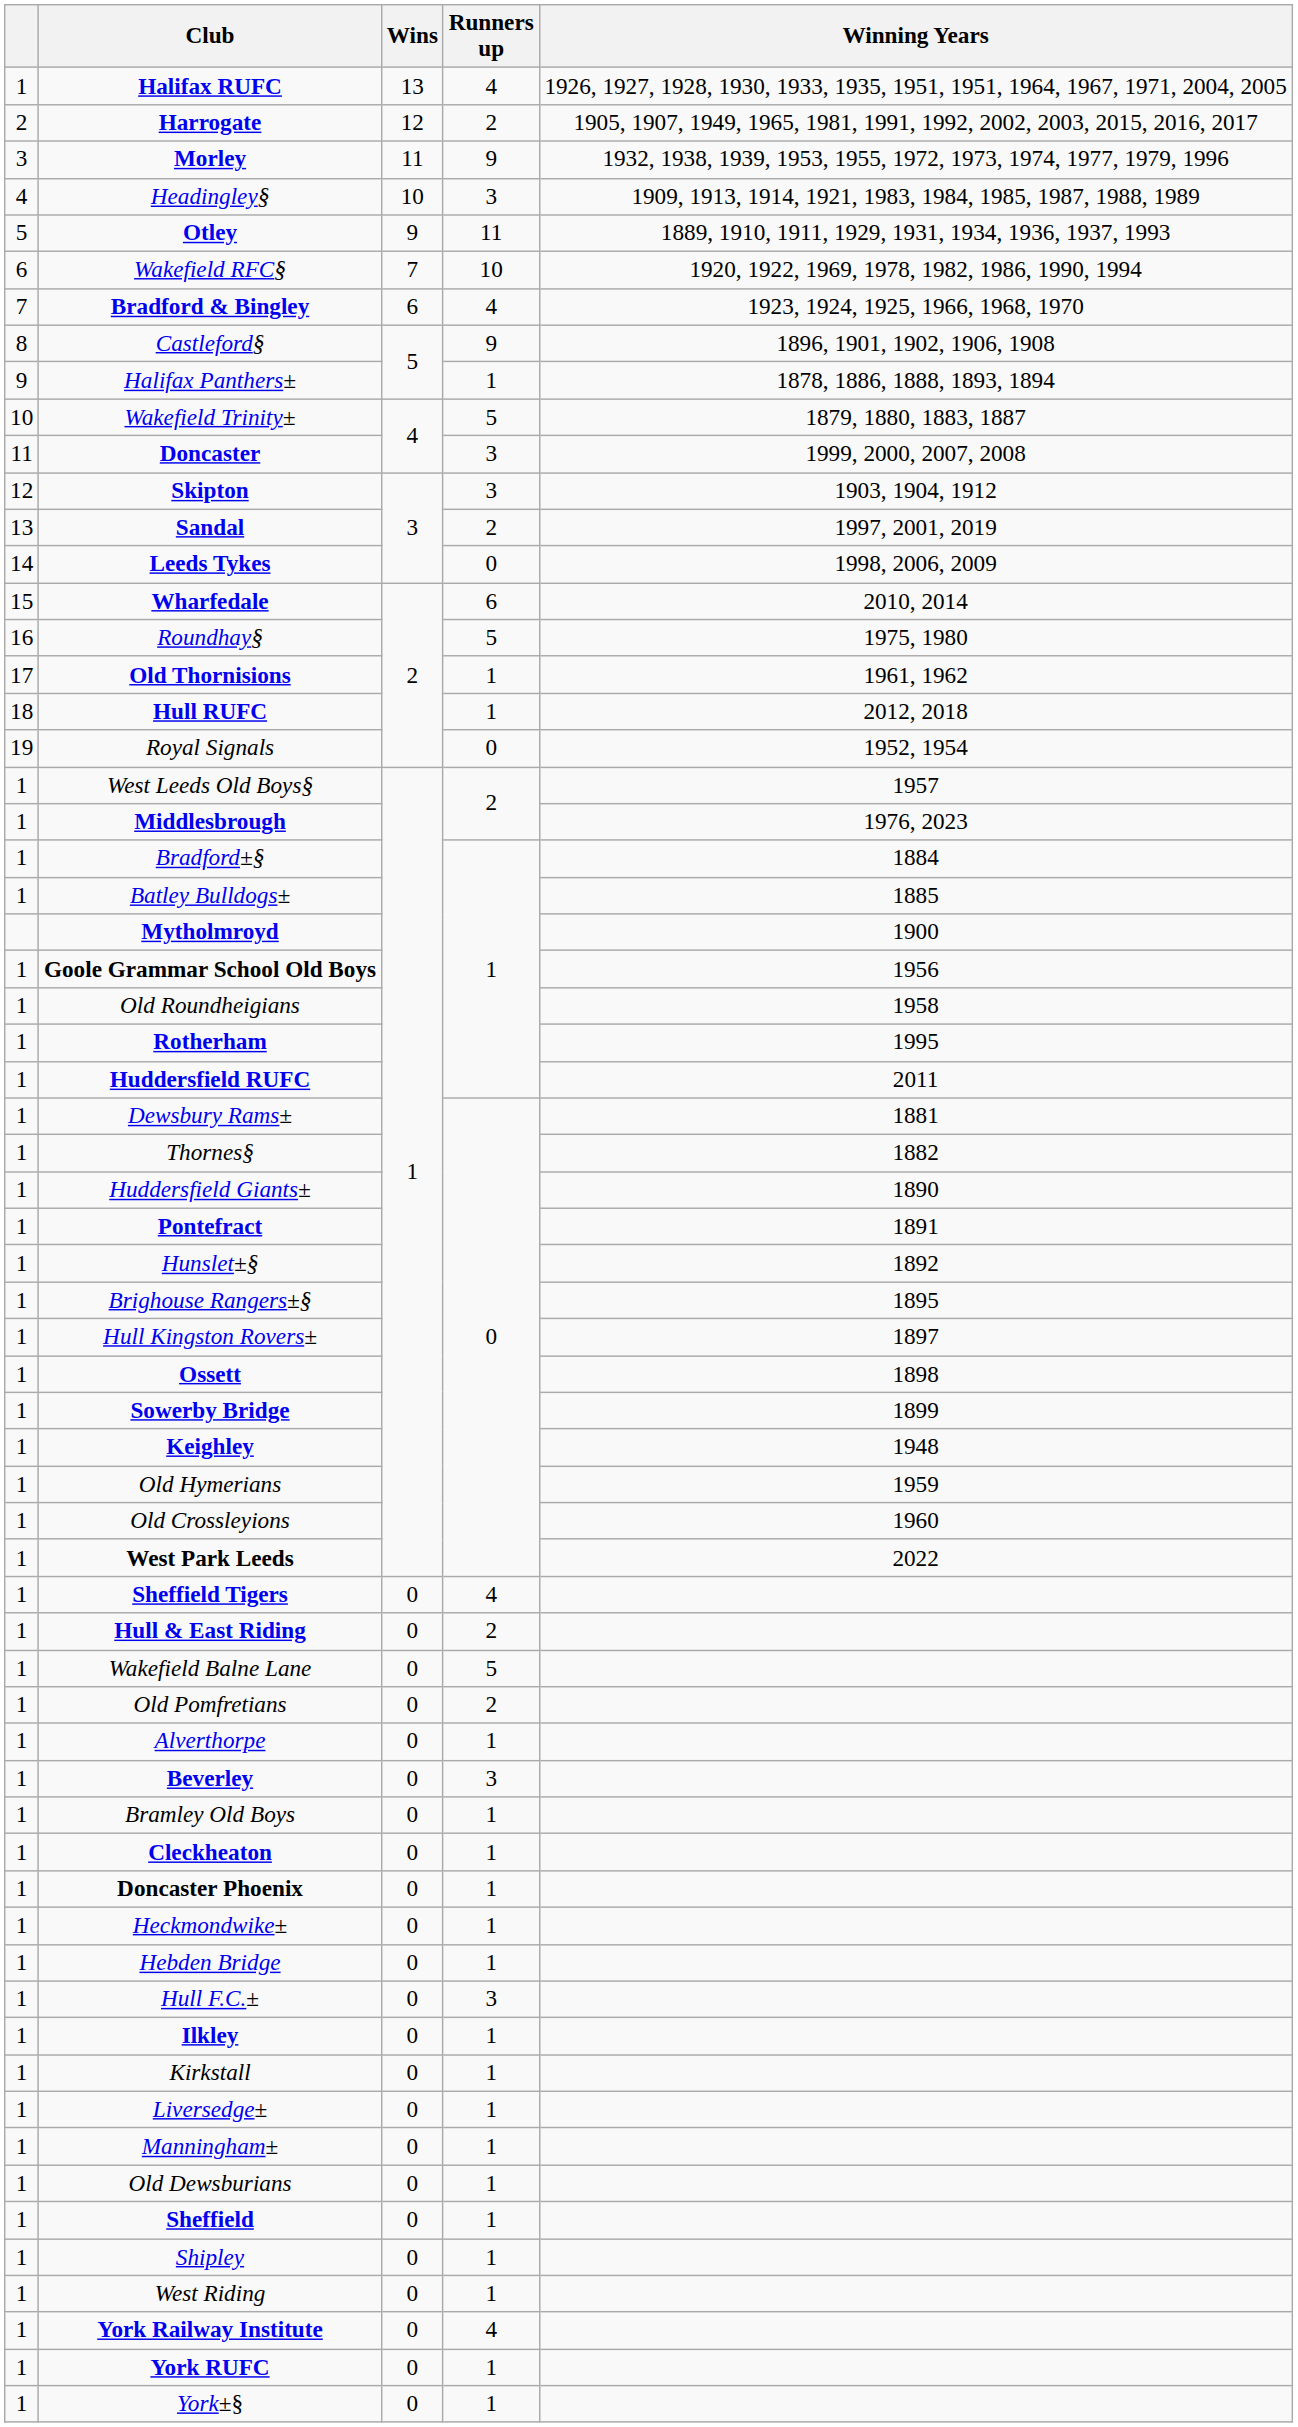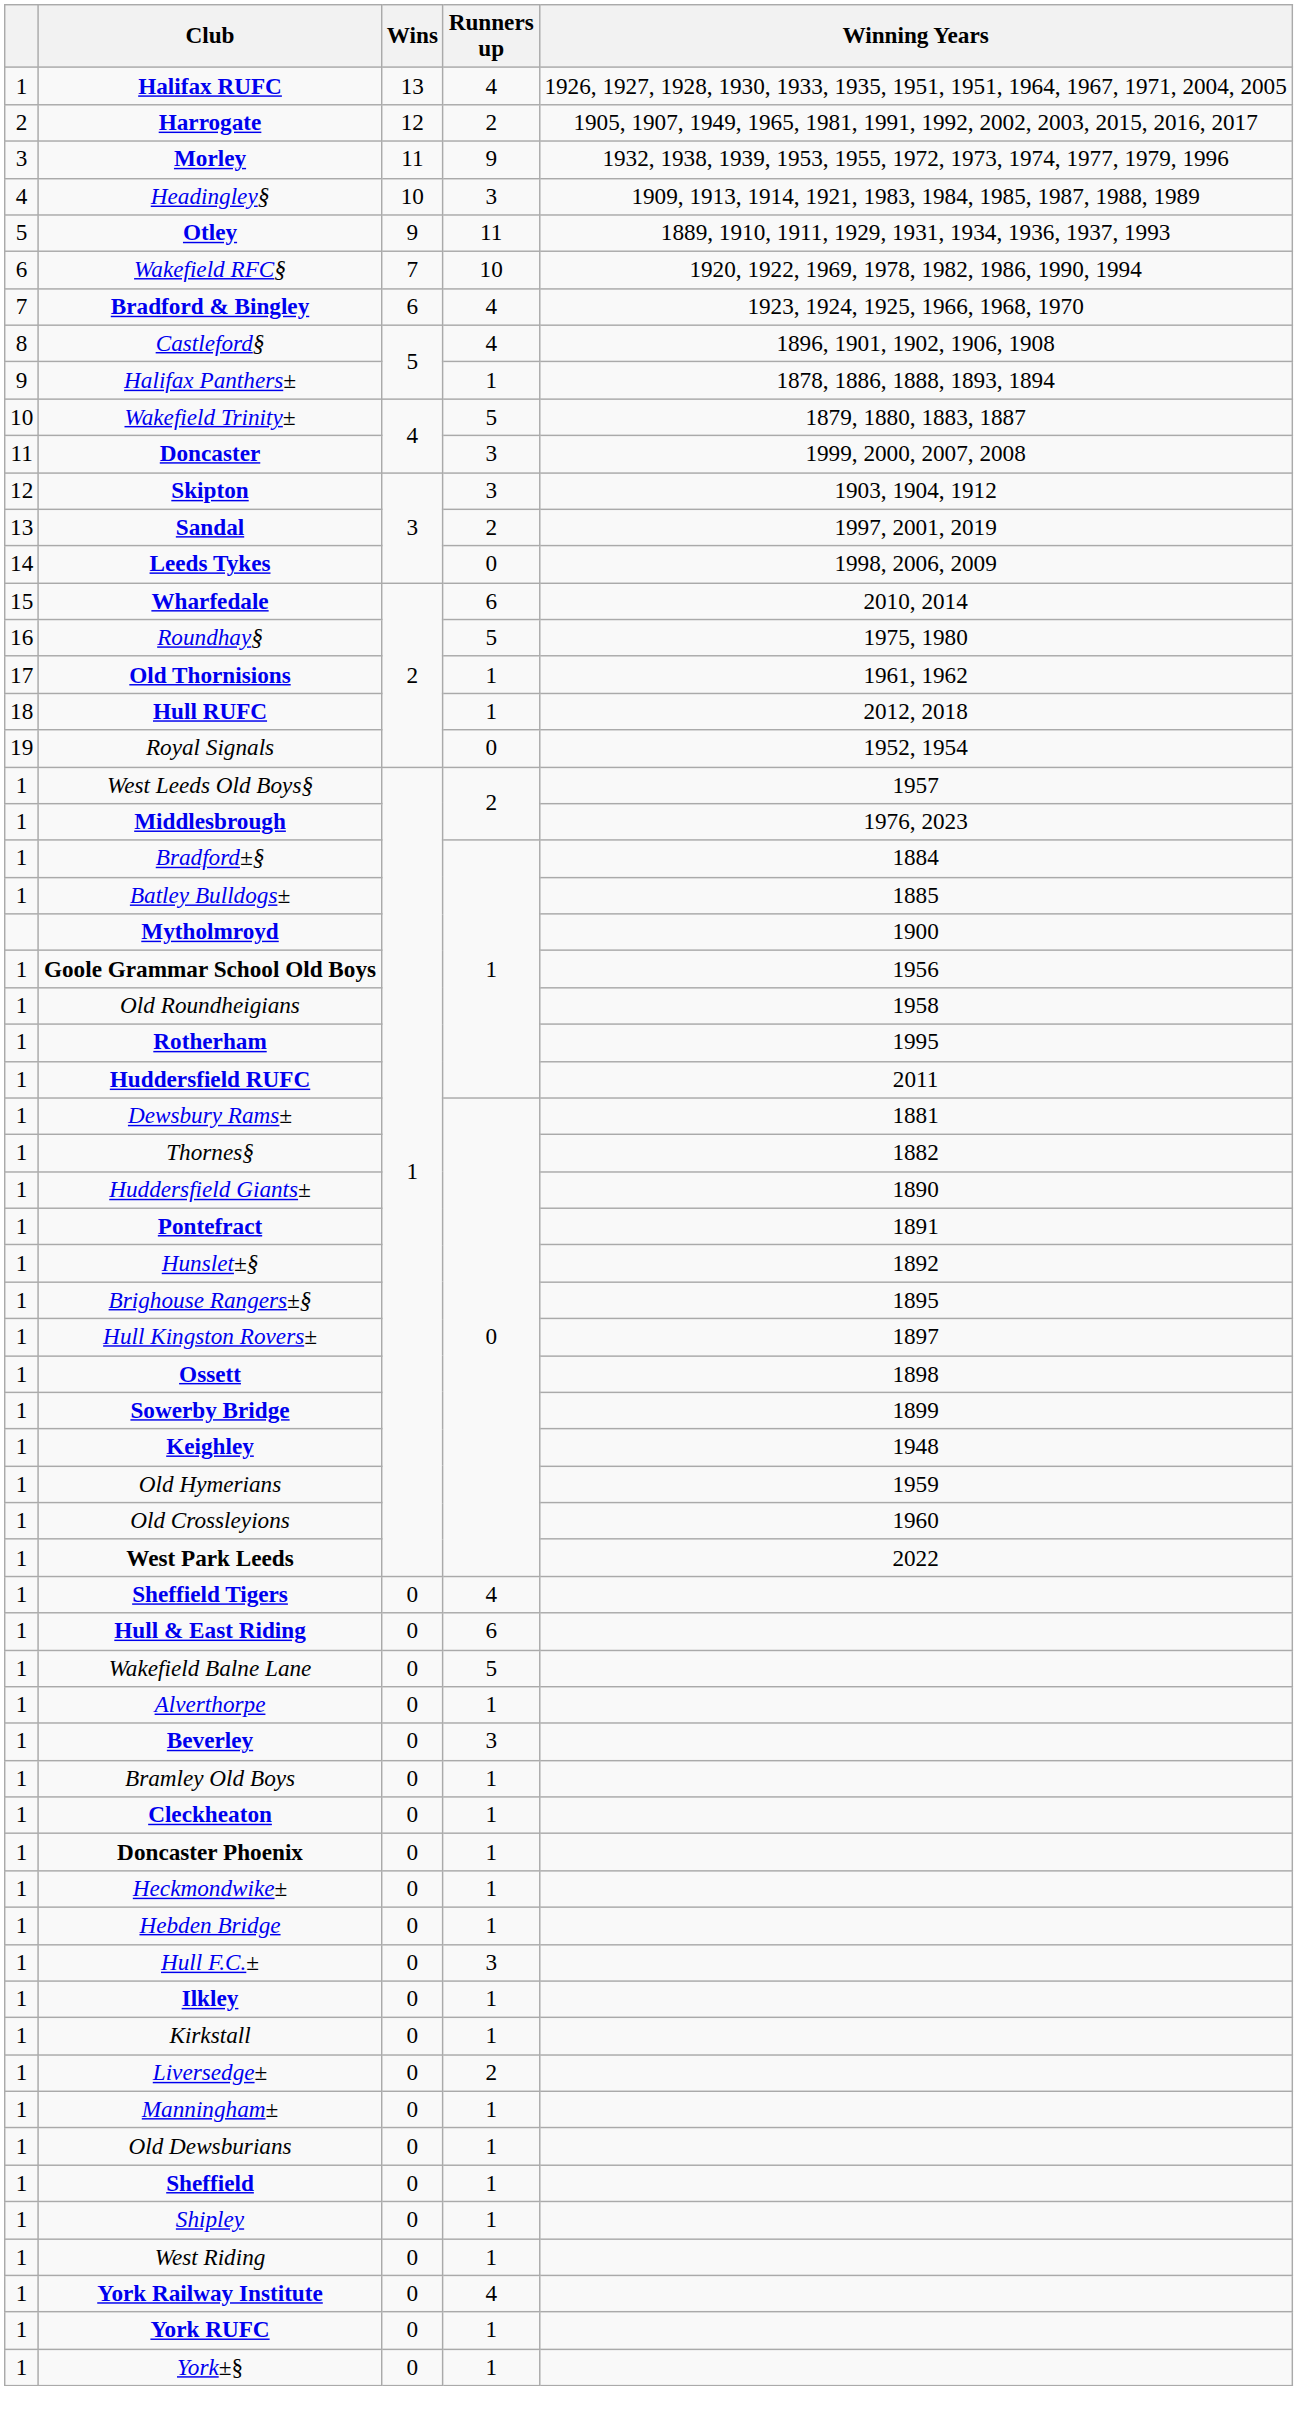(491, 343) 9 -> (491, 343) 4
(491, 1631) 2 -> (491, 1631) 6
- row: (210, 1704)
(491, 2109) 1 -> (491, 2072) 2
